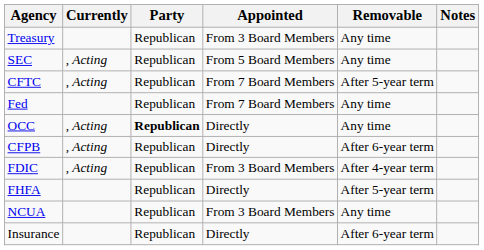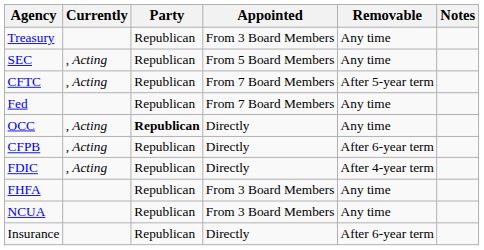(270, 168) From 3 Board Members -> (228, 168) Directly
(228, 190) Directly -> (270, 190) From 3 Board Members
(387, 190) After 5-year term -> (366, 190) Any time
